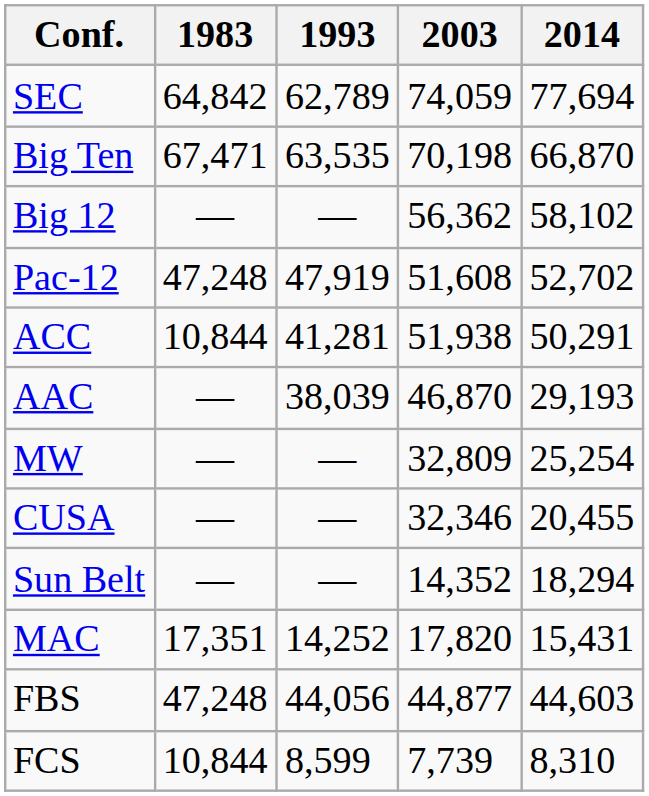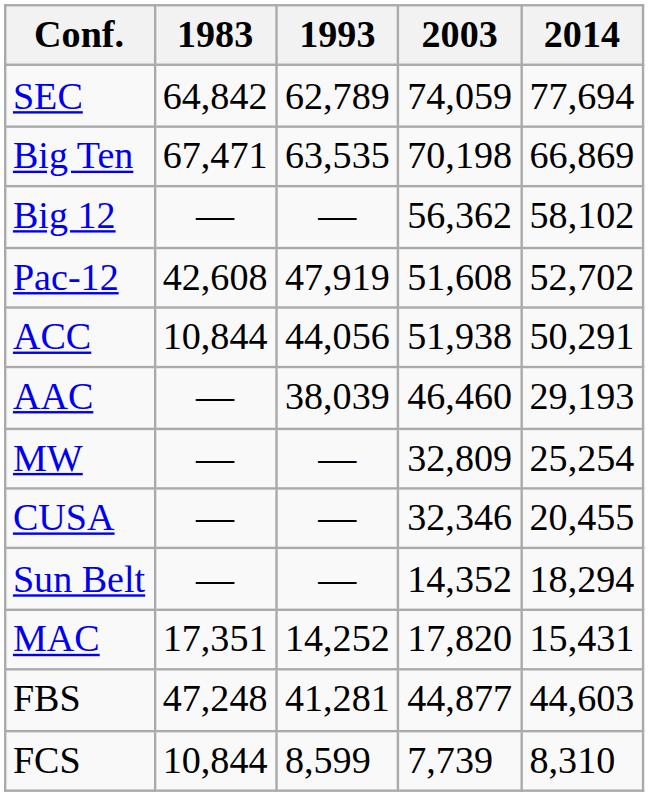(582, 155) 66,870 -> (582, 155) 66,869
(215, 276) 47,248 -> (215, 276) 42,608
(337, 336) 41,281 -> (337, 336) 44,056
(460, 397) 46,870 -> (460, 397) 46,460
(337, 699) 44,056 -> (337, 699) 41,281
